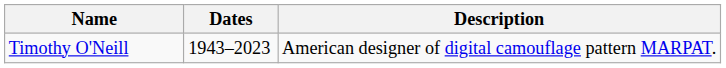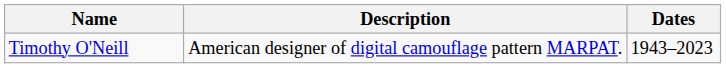columns swapped: (231, 18) <-> (499, 18)
